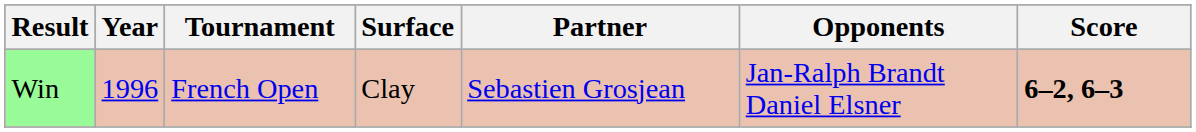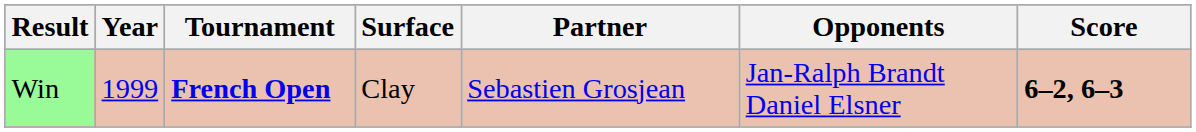(130, 87) 1996 -> (130, 87) 1999
(245, 87) normal -> (251, 87) bold
